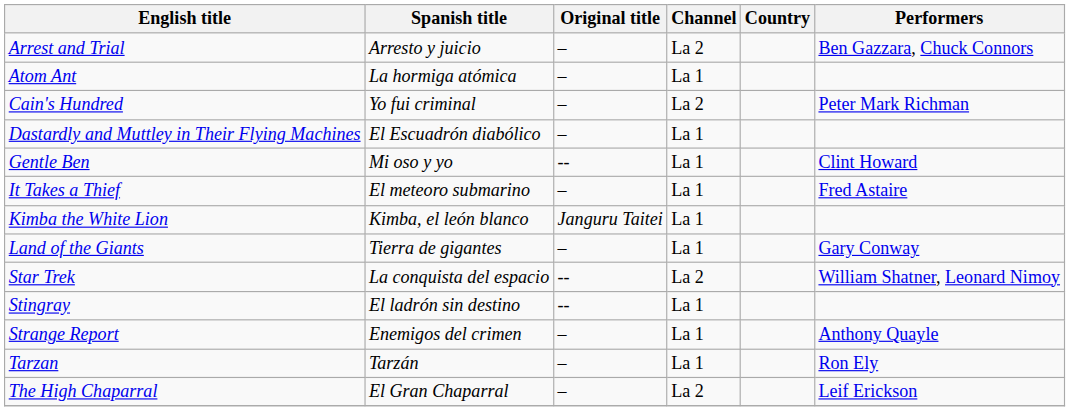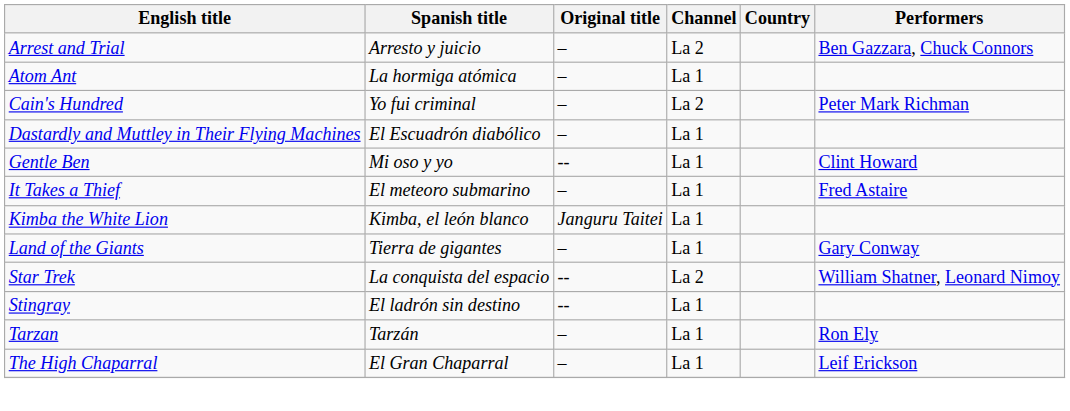- row: (64, 334)
(687, 391) La 2 -> (687, 362) La 1
